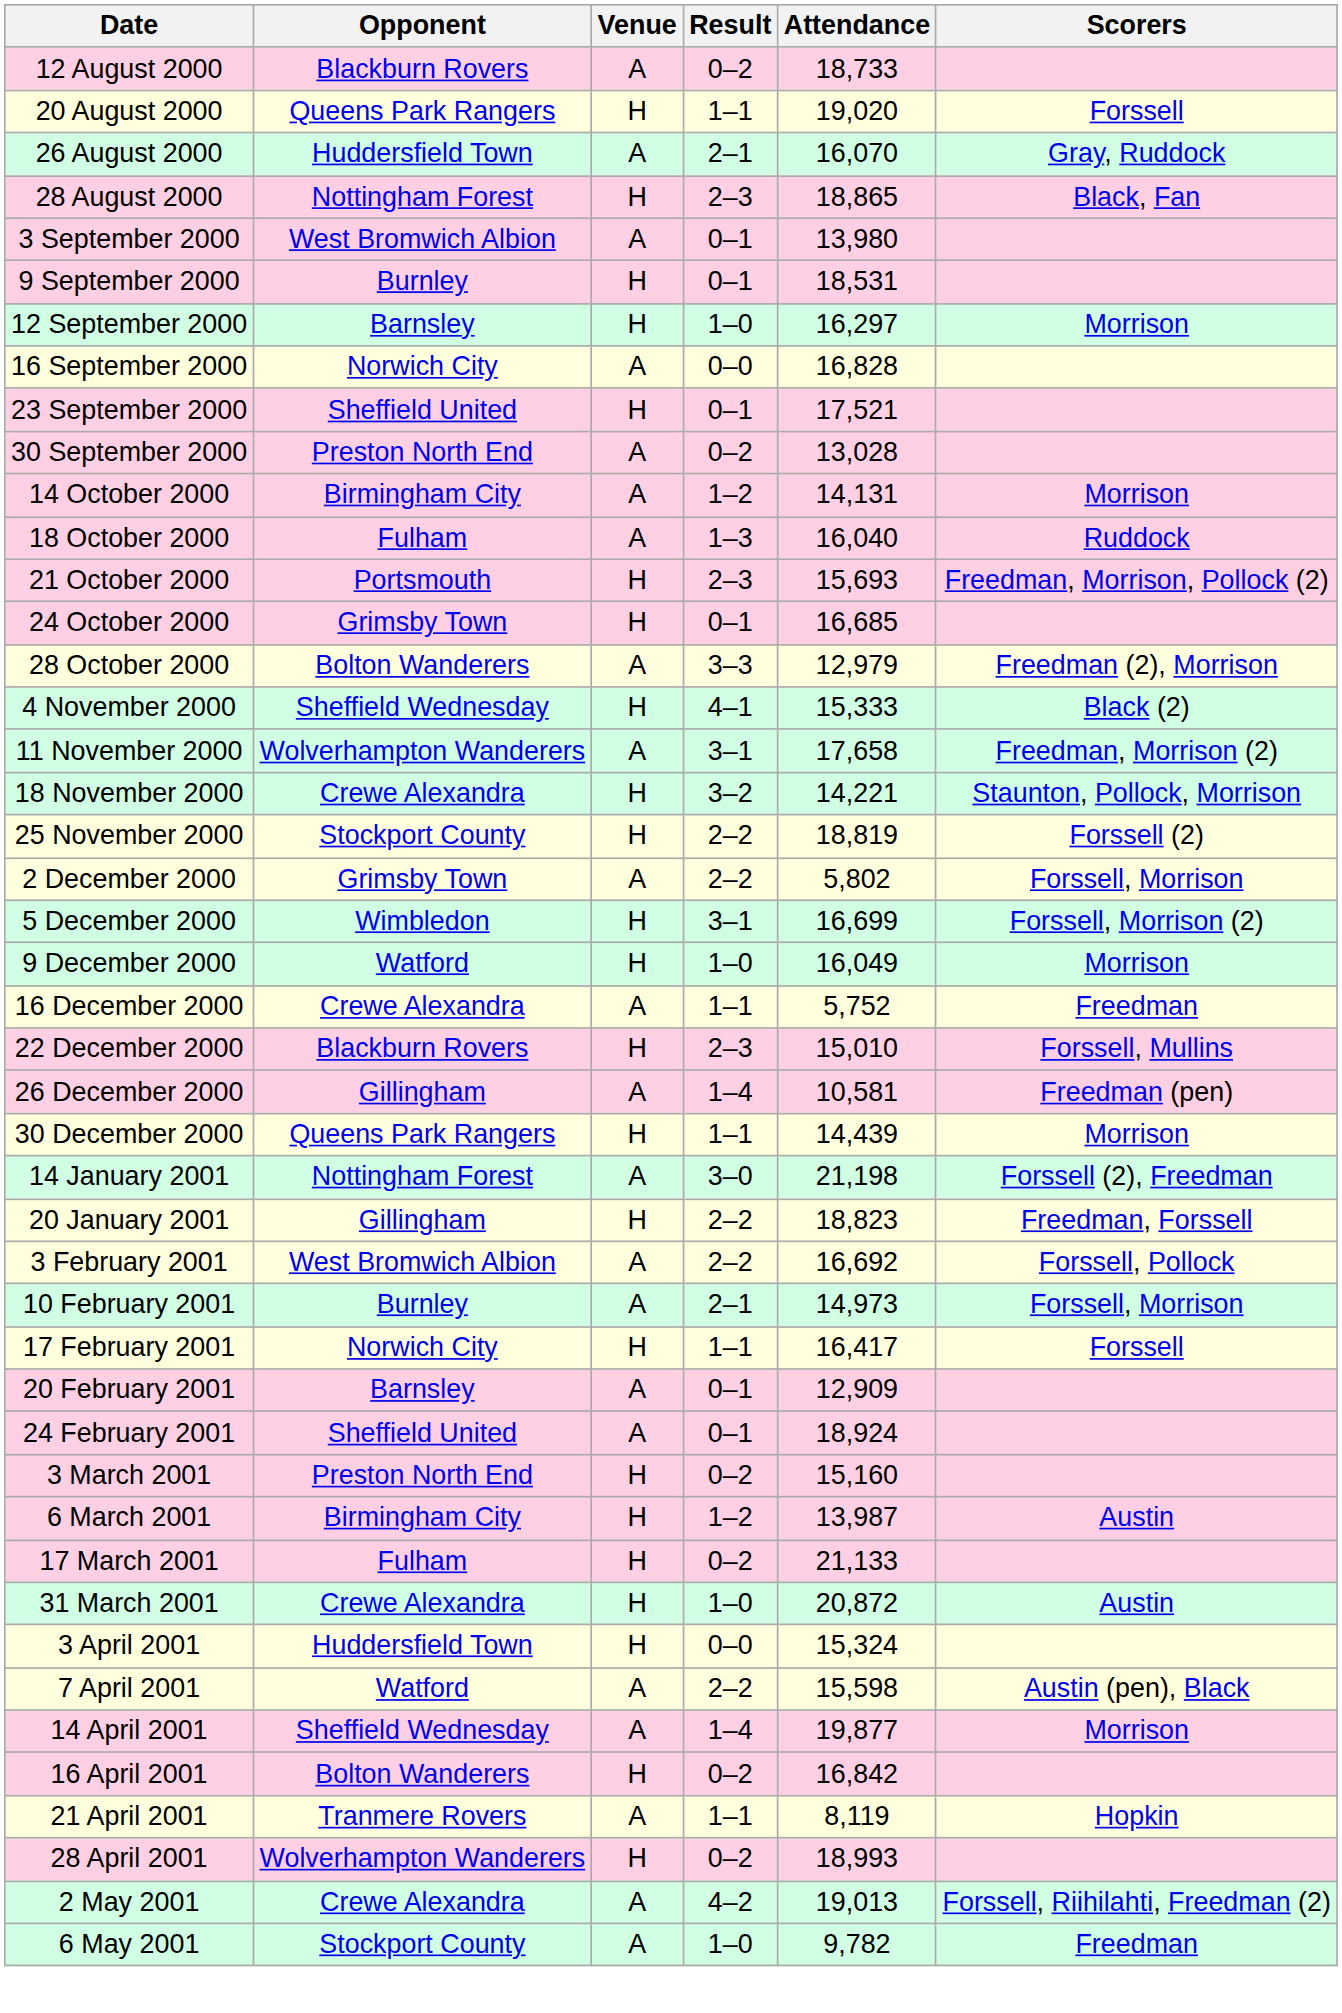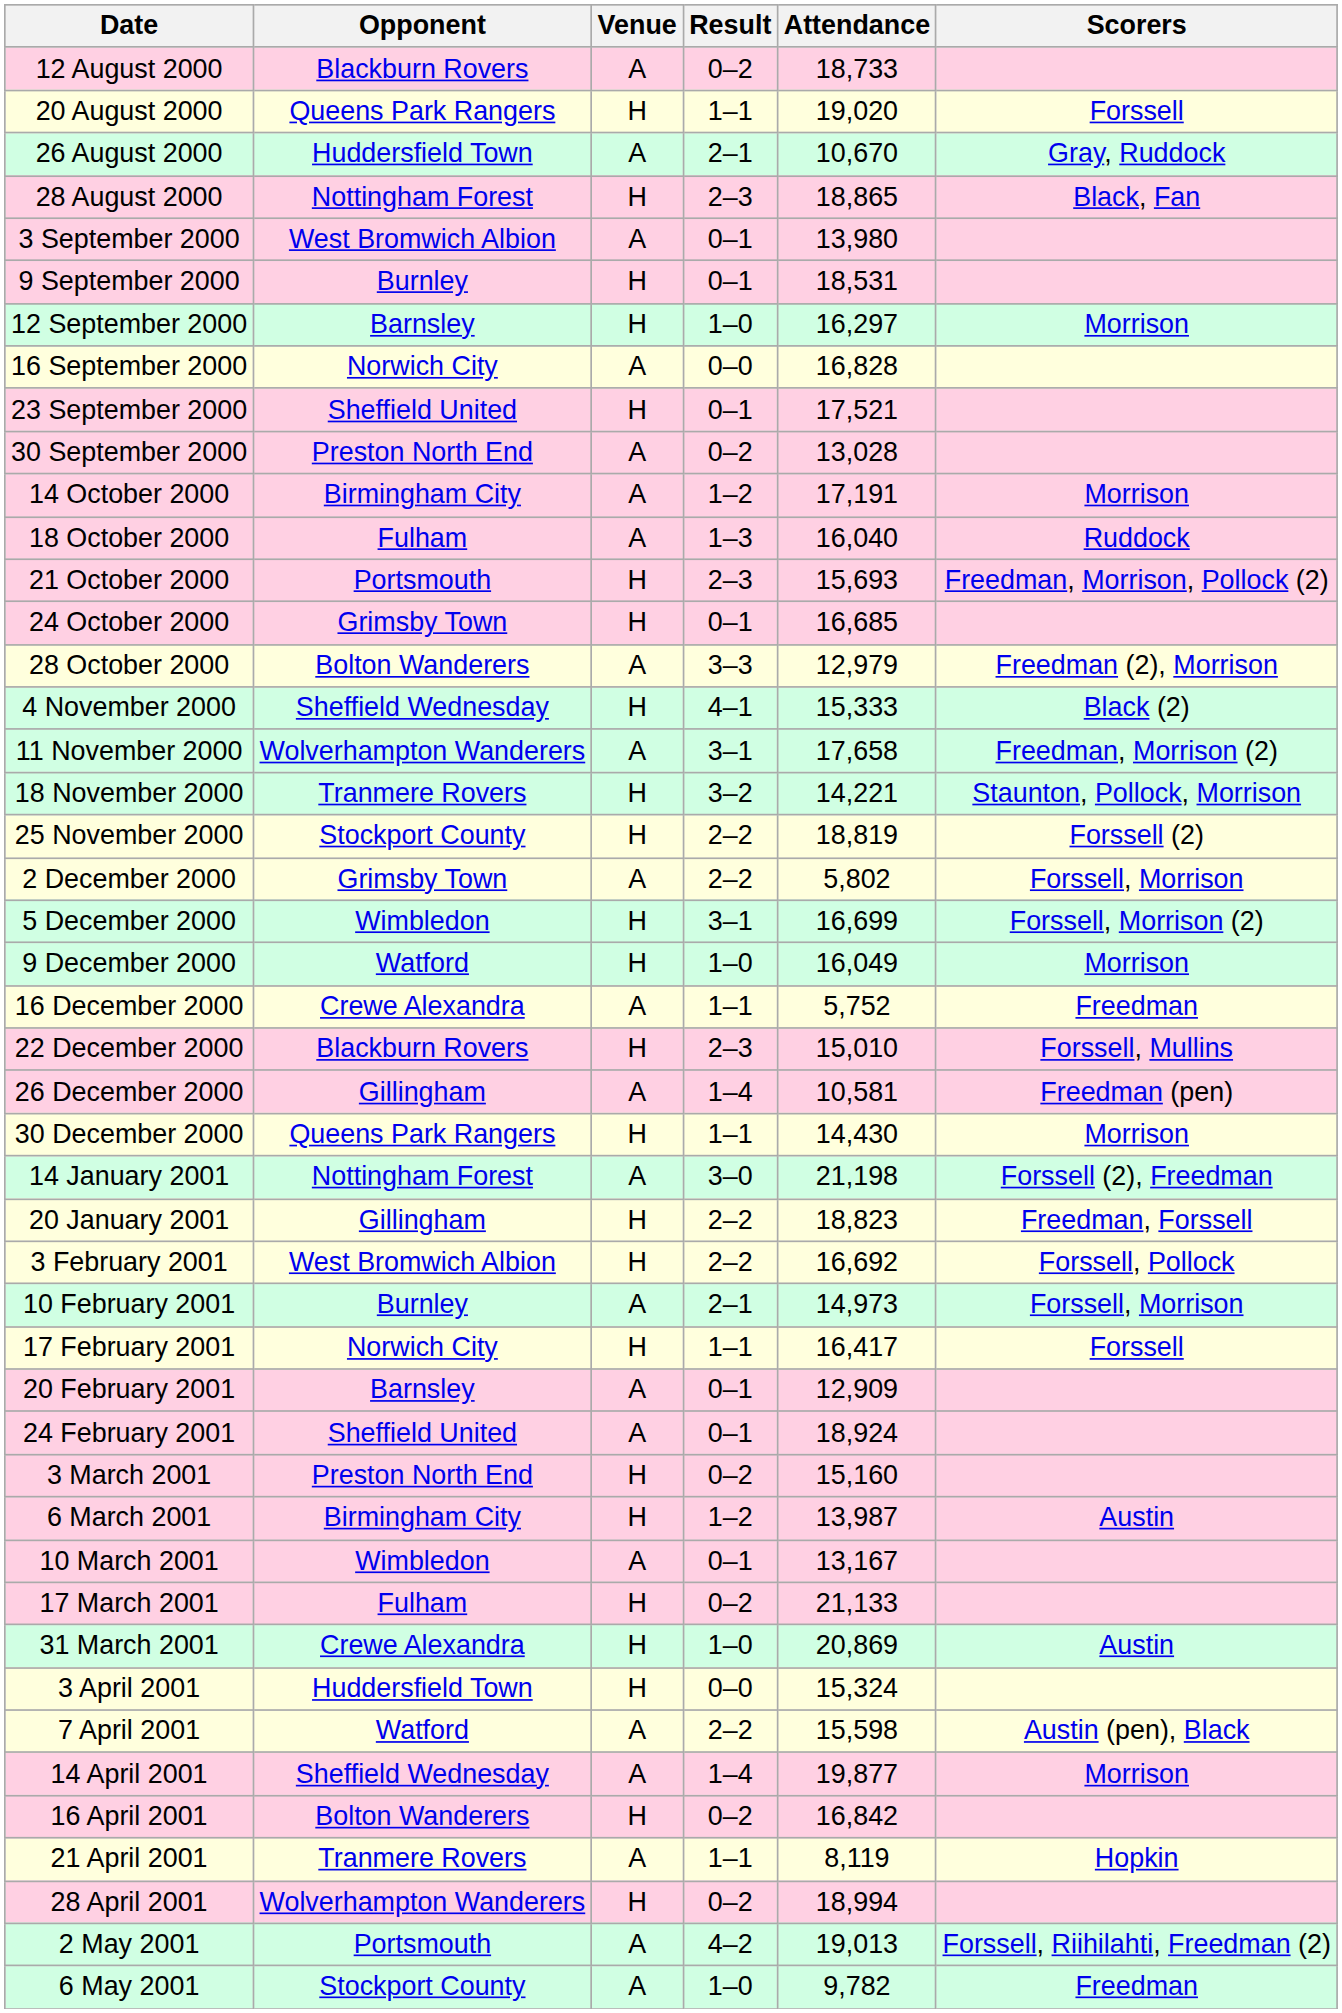(857, 153) 16,070 -> (857, 153) 10,670
(857, 494) 14,131 -> (857, 494) 17,191
(422, 793) Crewe Alexandra -> (422, 793) Tranmere Rovers
(857, 1134) 14,439 -> (857, 1134) 14,430
(637, 1262) A -> (637, 1262) H
+ row: (129, 1560)
(857, 1603) 20,872 -> (857, 1645) 20,869
(857, 1858) 18,993 -> (857, 1901) 18,994
(422, 1901) Crewe Alexandra -> (422, 1944) Portsmouth
